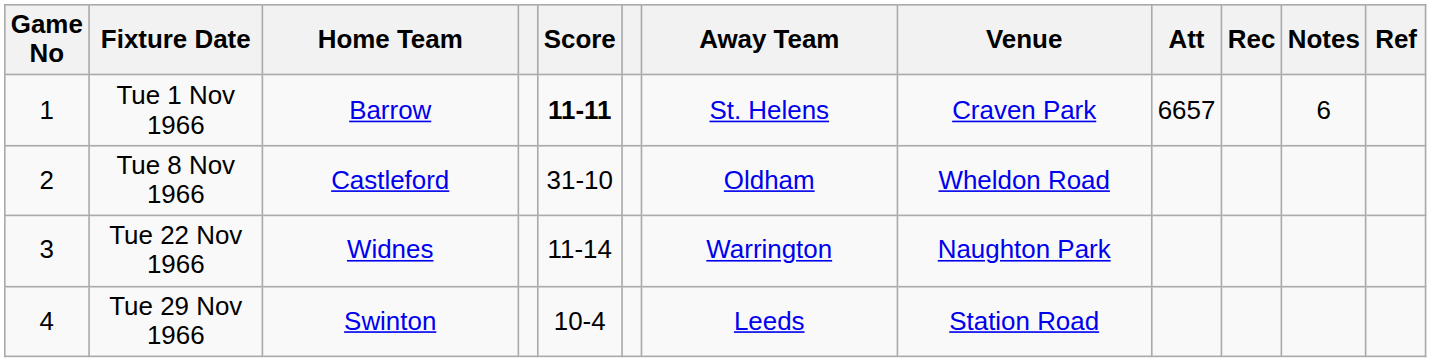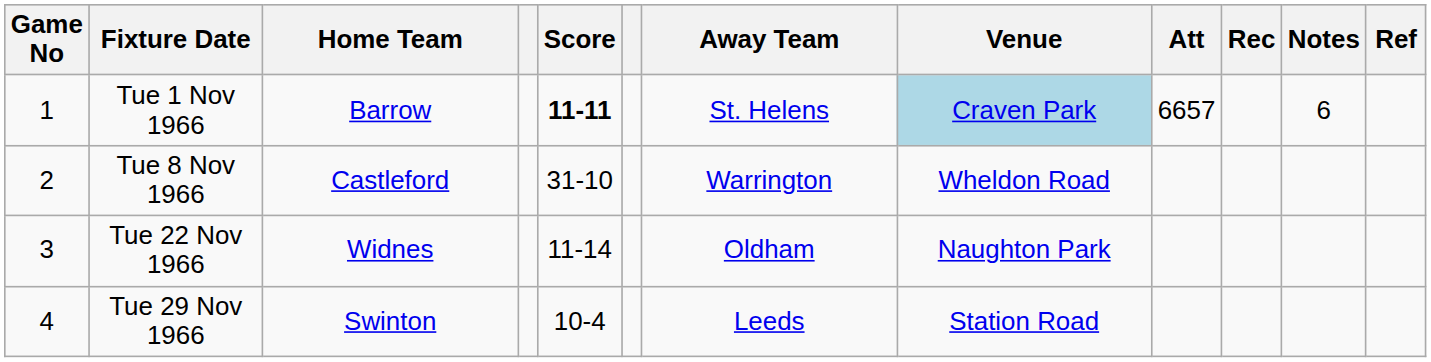(1024, 109) no background -> (1024, 109) lightblue background
(769, 180) Oldham -> (769, 180) Warrington
(769, 250) Warrington -> (769, 250) Oldham
